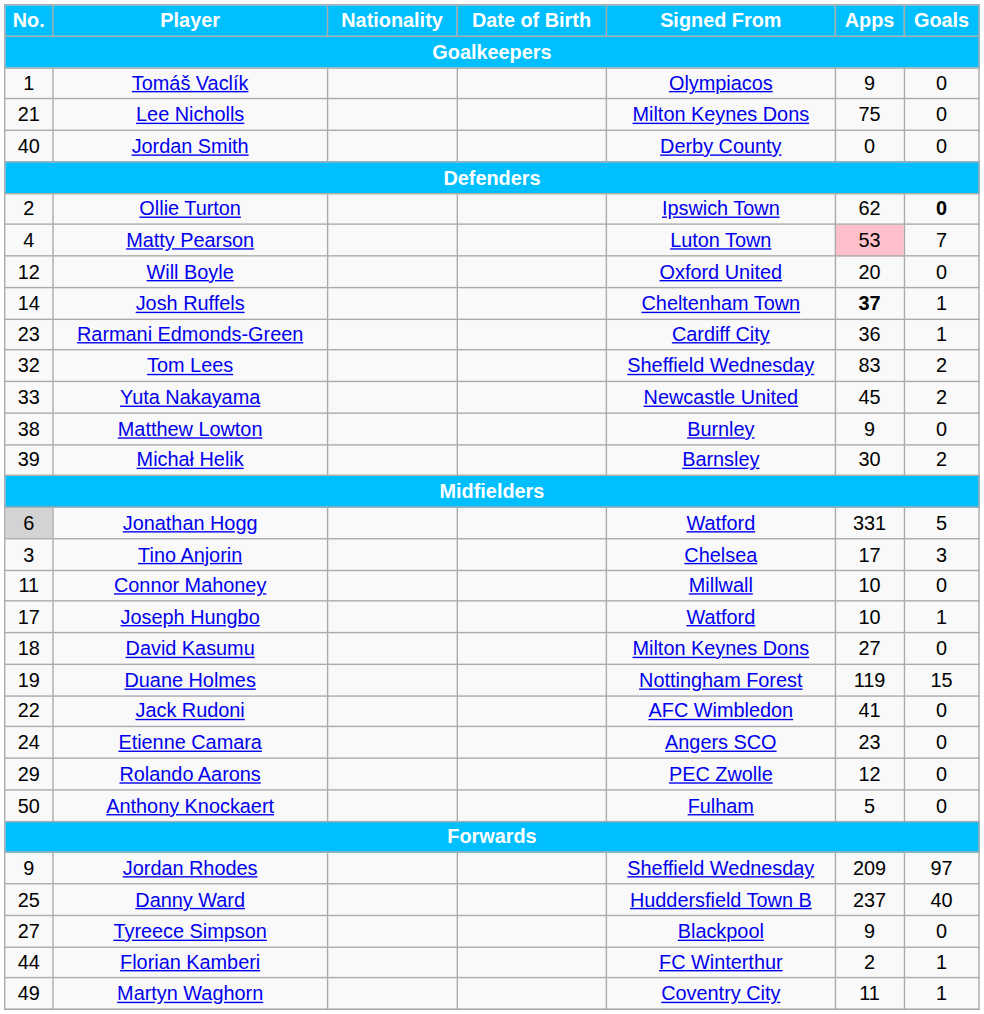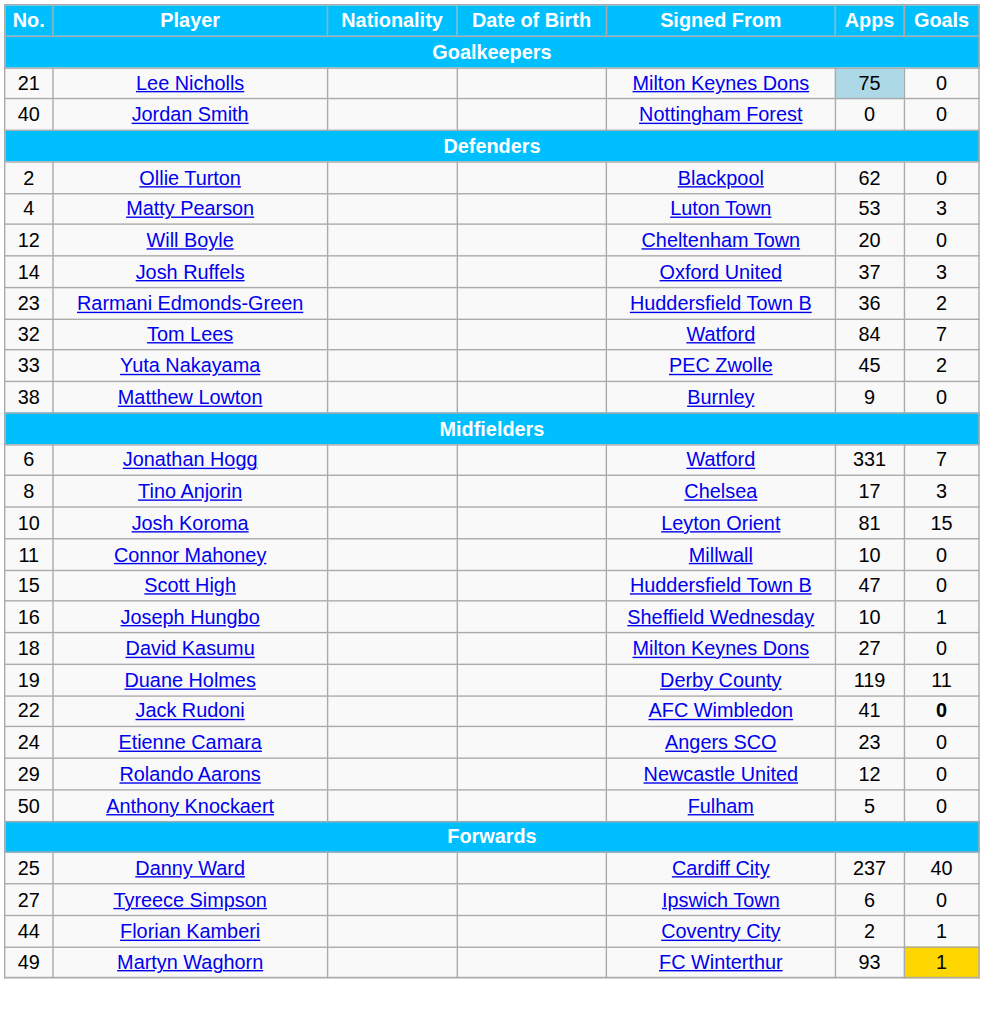- row: (190, 84)
(870, 115) no background -> (870, 84) lightblue background
(721, 146) Derby County -> (721, 115) Nottingham Forest
(721, 209) Ipswich Town -> (721, 178) Blackpool
(942, 209) bold -> (942, 178) normal
(870, 241) pink background -> (870, 209) no background
(942, 241) 7 -> (942, 209) 3
(721, 272) Oxford United -> (721, 241) Cheltenham Town
(721, 303) Cheltenham Town -> (721, 272) Oxford United
(870, 303) bold -> (870, 272) normal
(942, 303) 1 -> (942, 272) 3
(721, 335) Cardiff City -> (721, 303) Huddersfield Town B
(942, 335) 1 -> (942, 303) 2
(721, 366) Sheffield Wednesday -> (721, 335) Watford
(870, 366) 83 -> (870, 335) 84
(942, 366) 2 -> (942, 335) 7
(721, 398) Newcastle United -> (721, 366) PEC Zwolle
- row: (190, 460)
(29, 523) lightgrey background -> (29, 460) no background
(942, 523) 5 -> (942, 460) 7
(29, 554) 3 -> (29, 492) 8
+ row: (190, 523)
+ row: (190, 586)
(29, 617) 17 -> (29, 617) 16
(721, 617) Watford -> (721, 617) Sheffield Wednesday
(721, 680) Nottingham Forest -> (721, 680) Derby County
(942, 680) 15 -> (942, 680) 11
(942, 711) normal -> (942, 711) bold
(721, 774) PEC Zwolle -> (721, 774) Newcastle United
- row: (190, 868)
(721, 900) Huddersfield Town B -> (721, 868) Cardiff City
(721, 931) Blackpool -> (721, 900) Ipswich Town
(870, 931) 9 -> (870, 900) 6
(721, 963) FC Winterthur -> (721, 931) Coventry City
(721, 994) Coventry City -> (721, 963) FC Winterthur
(870, 994) 11 -> (870, 963) 93
(942, 994) no background -> (942, 963) gold background
